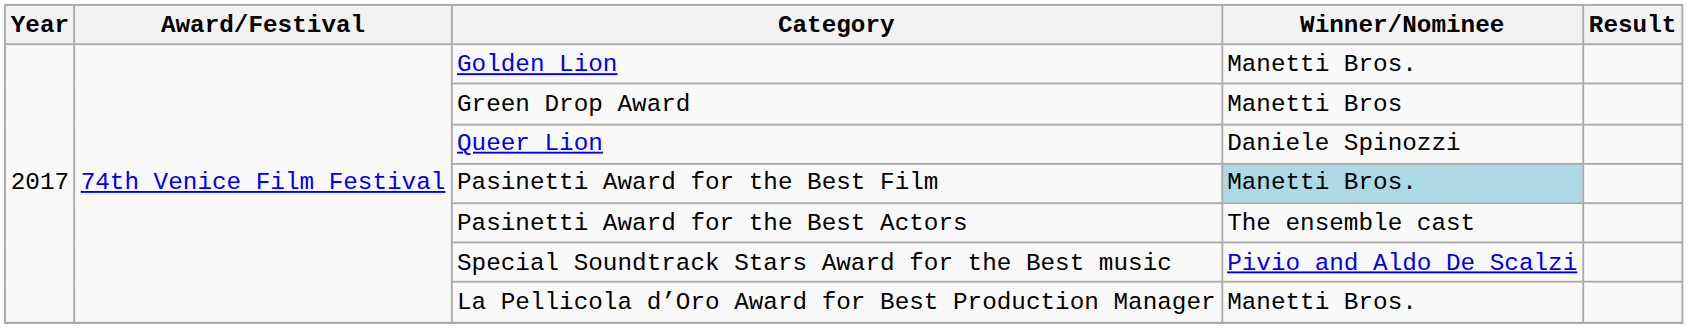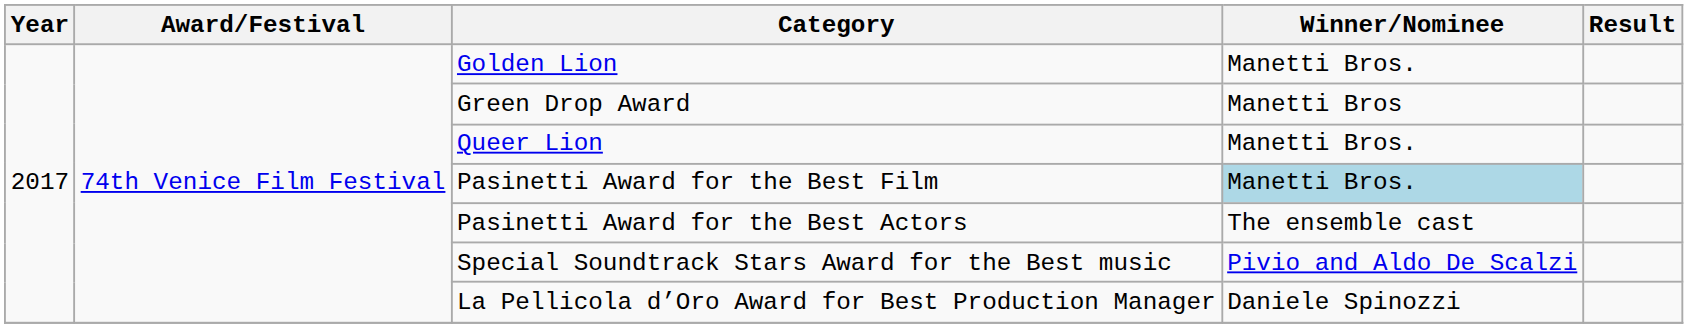(1344, 144) Daniele Spinozzi -> (1322, 144) Manetti Bros.
(1322, 302) Manetti Bros. -> (1344, 302) Daniele Spinozzi
